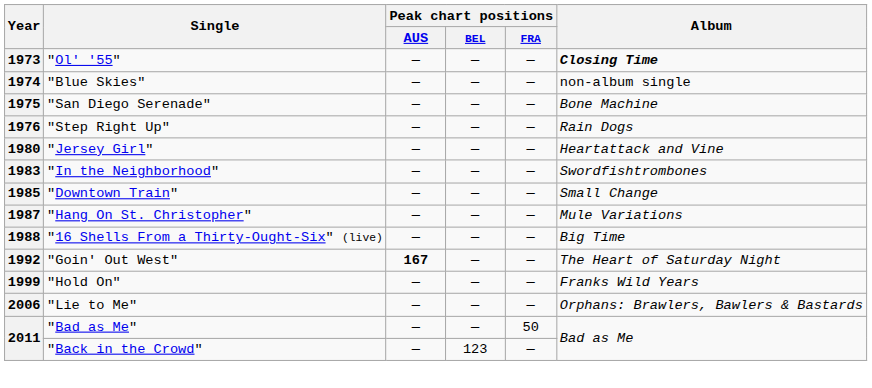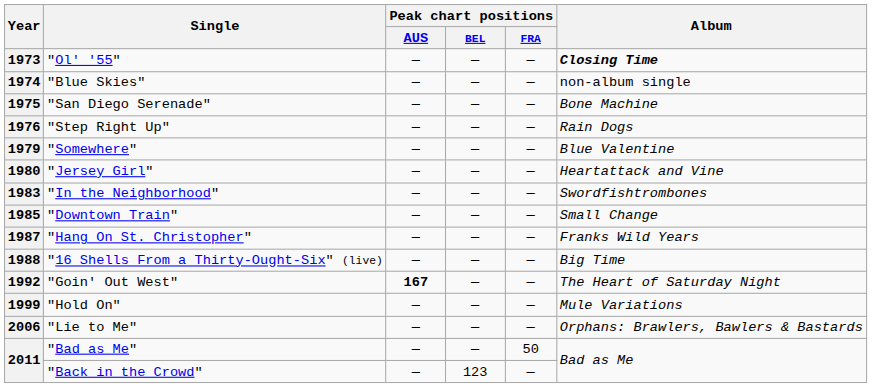+ row: (24, 149)
(621, 216) Mule Variations -> (629, 238) Franks Wild Years
(629, 283) Franks Wild Years -> (621, 305) Mule Variations
